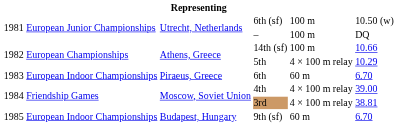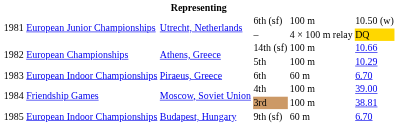(302, 34) 100 m -> (321, 34) 4 × 100 m relay
(362, 34) no background -> (362, 34) gold background
(321, 62) 4 × 100 m relay -> (302, 62) 100 m
(321, 89) 4 × 100 m relay -> (302, 89) 100 m
(321, 103) 4 × 100 m relay -> (302, 103) 100 m
